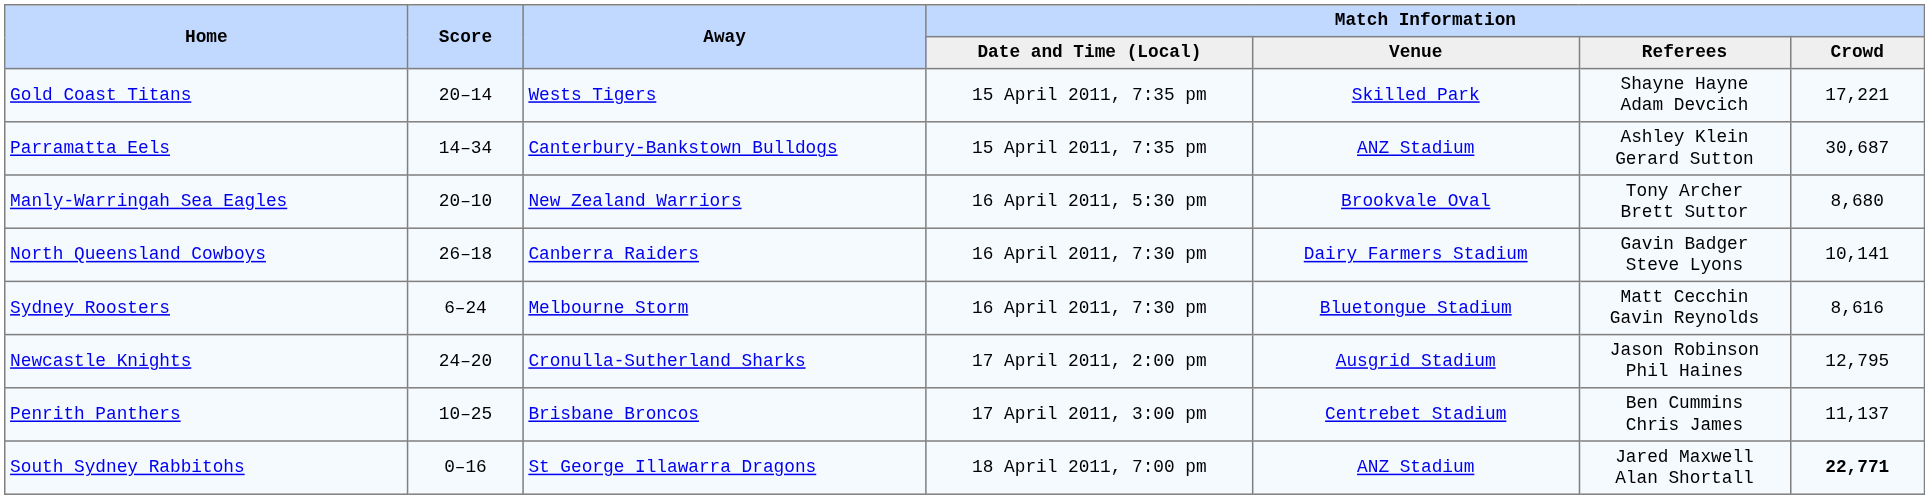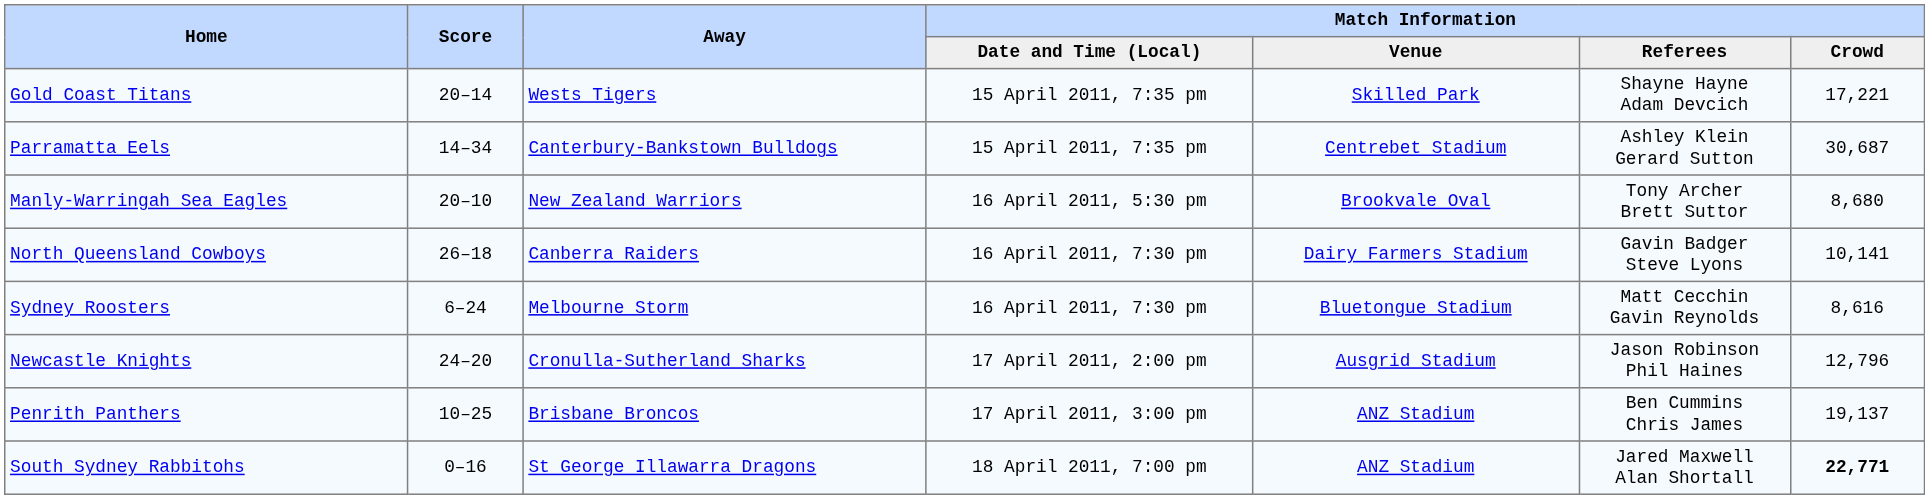(1416, 148) ANZ Stadium -> (1416, 148) Centrebet Stadium
(1857, 361) 12,795 -> (1857, 361) 12,796
(1416, 414) Centrebet Stadium -> (1416, 414) ANZ Stadium
(1857, 414) 11,137 -> (1857, 414) 19,137
